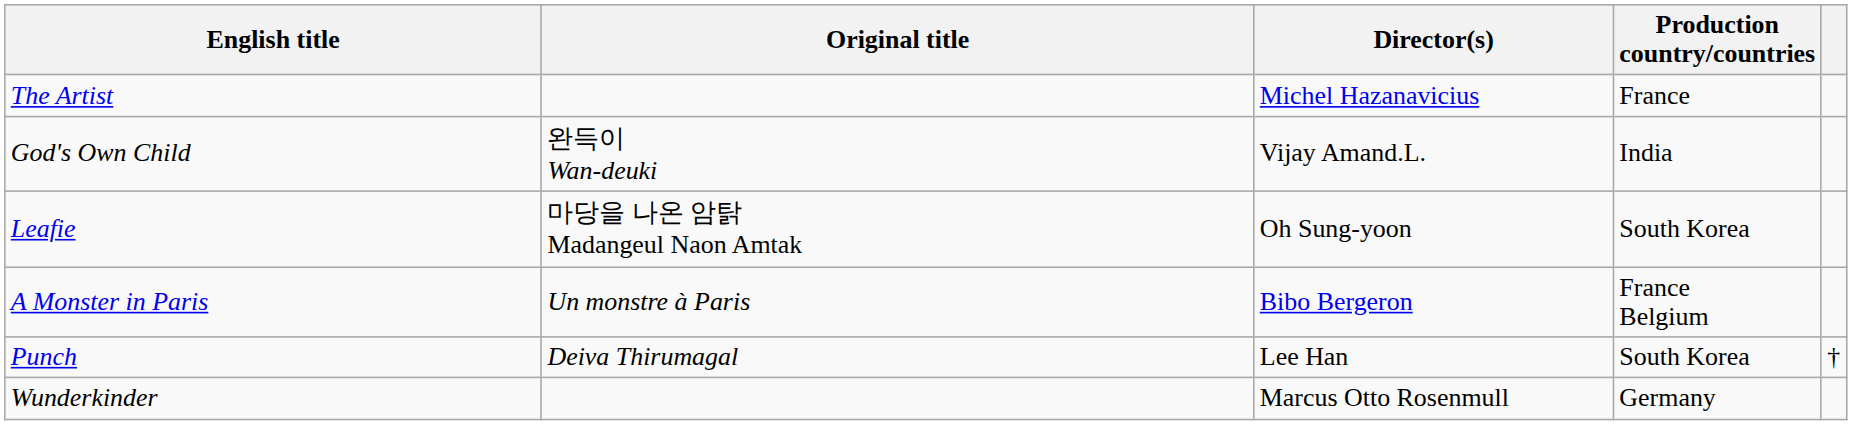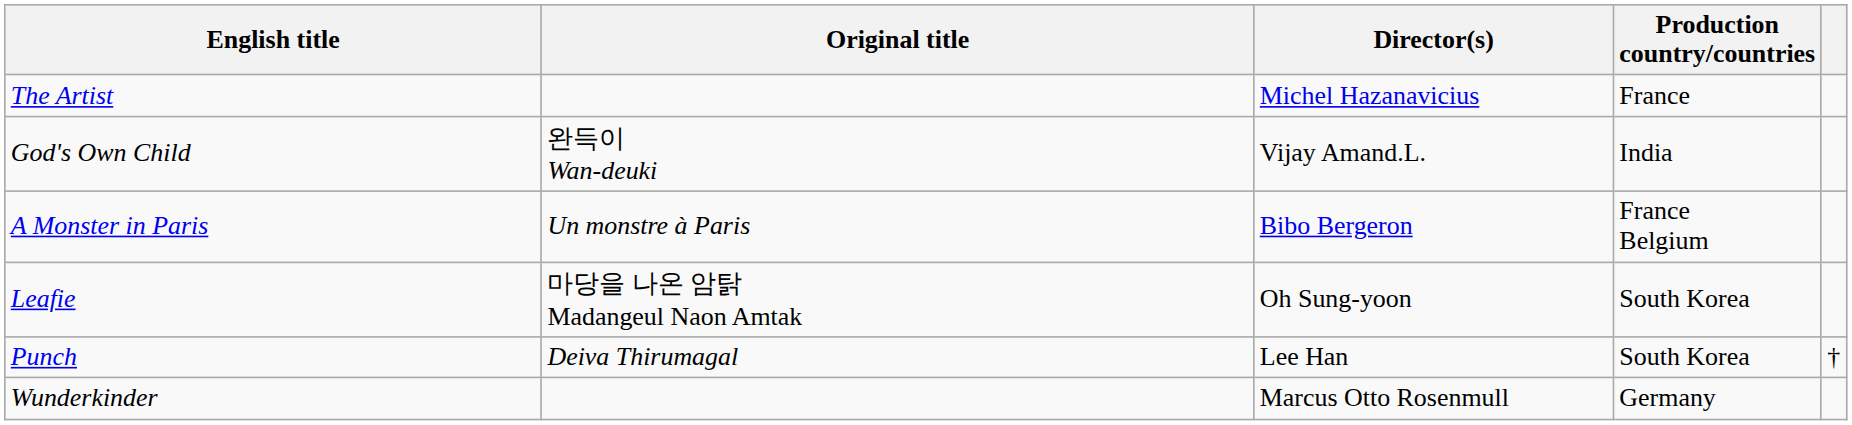rows swapped: (43, 228) <-> (110, 301)
